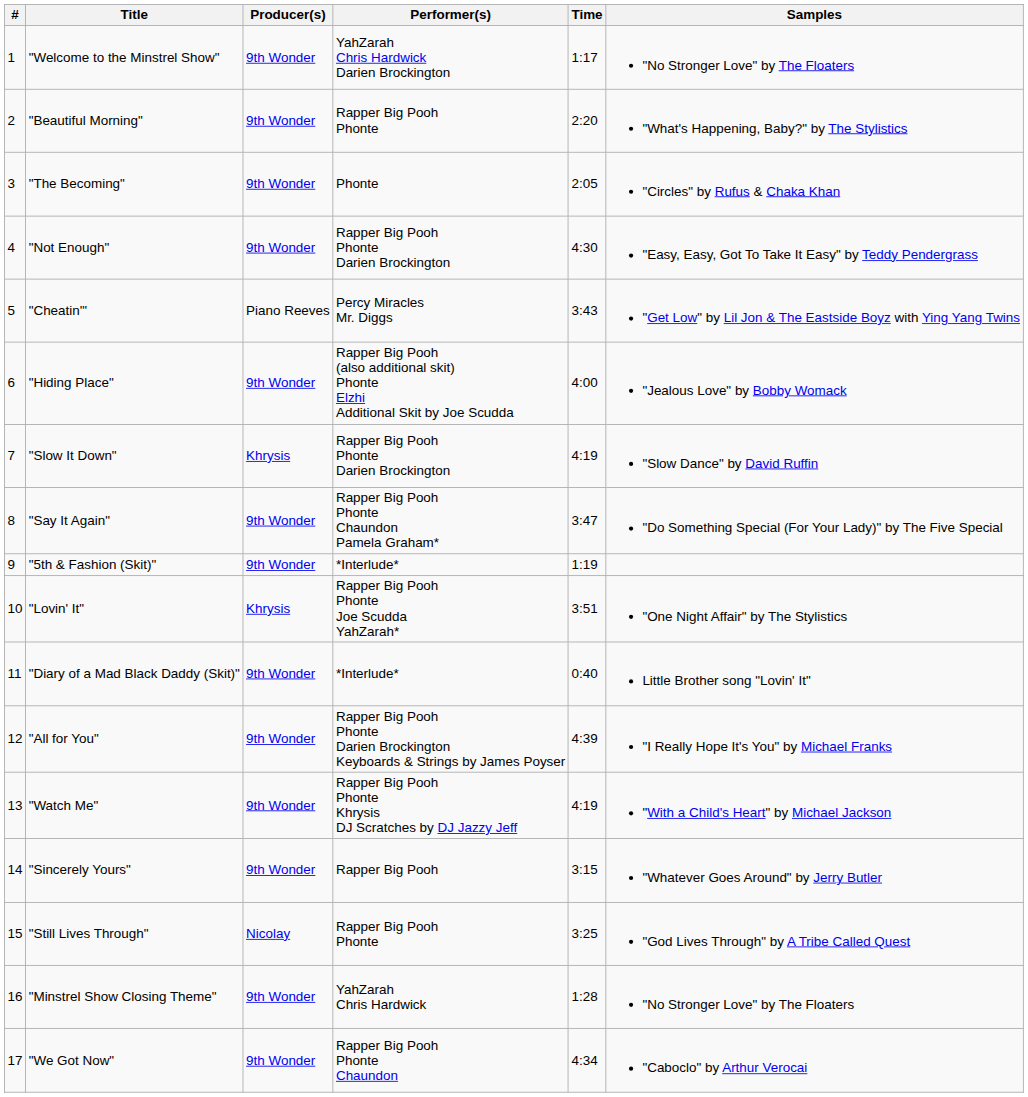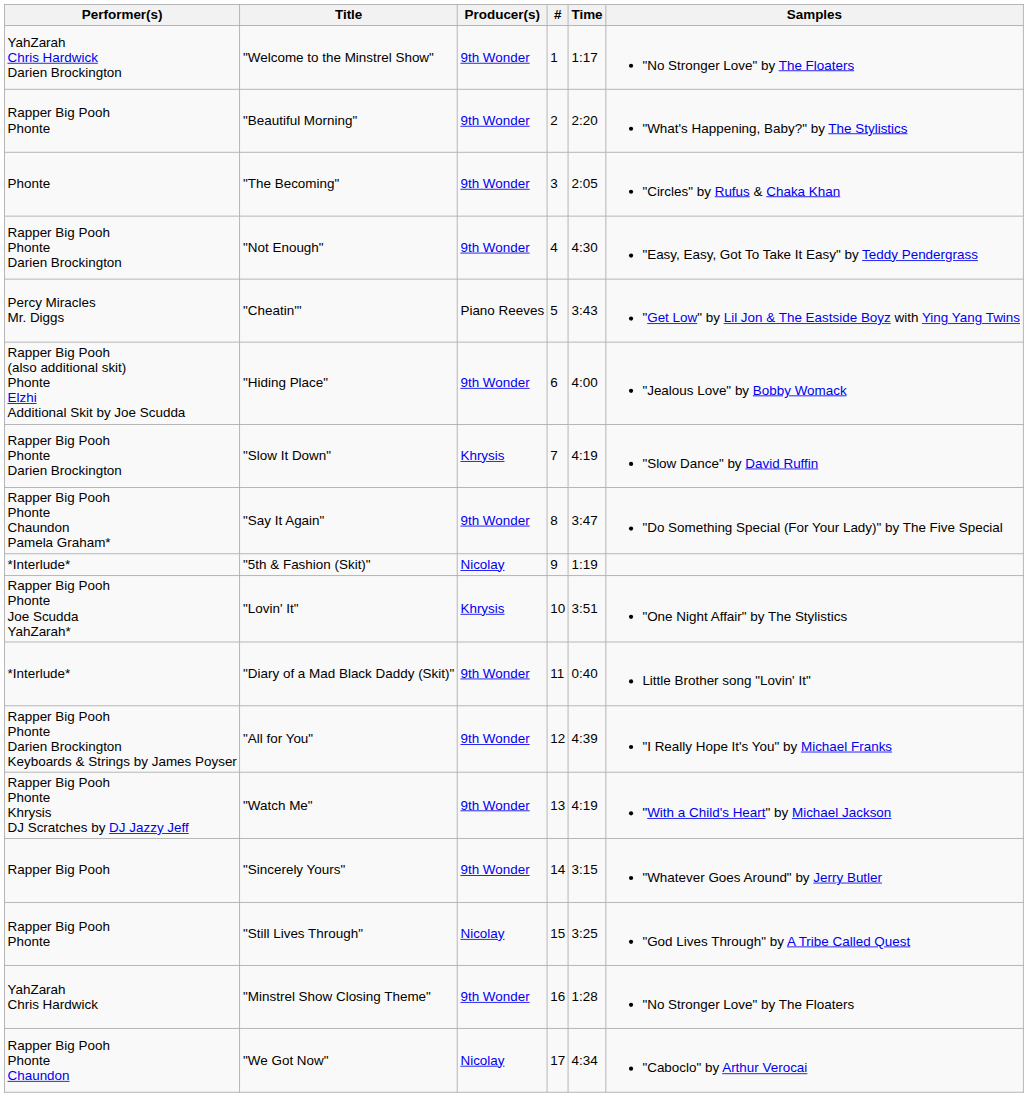columns swapped: (15, 15) <-> (451, 15)
(281, 564) 9th Wonder -> (482, 564) Nicolay
(281, 1060) 9th Wonder -> (482, 1060) Nicolay
